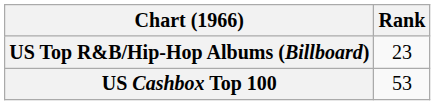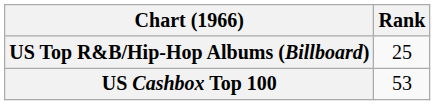(402, 52) 23 -> (402, 52) 25
